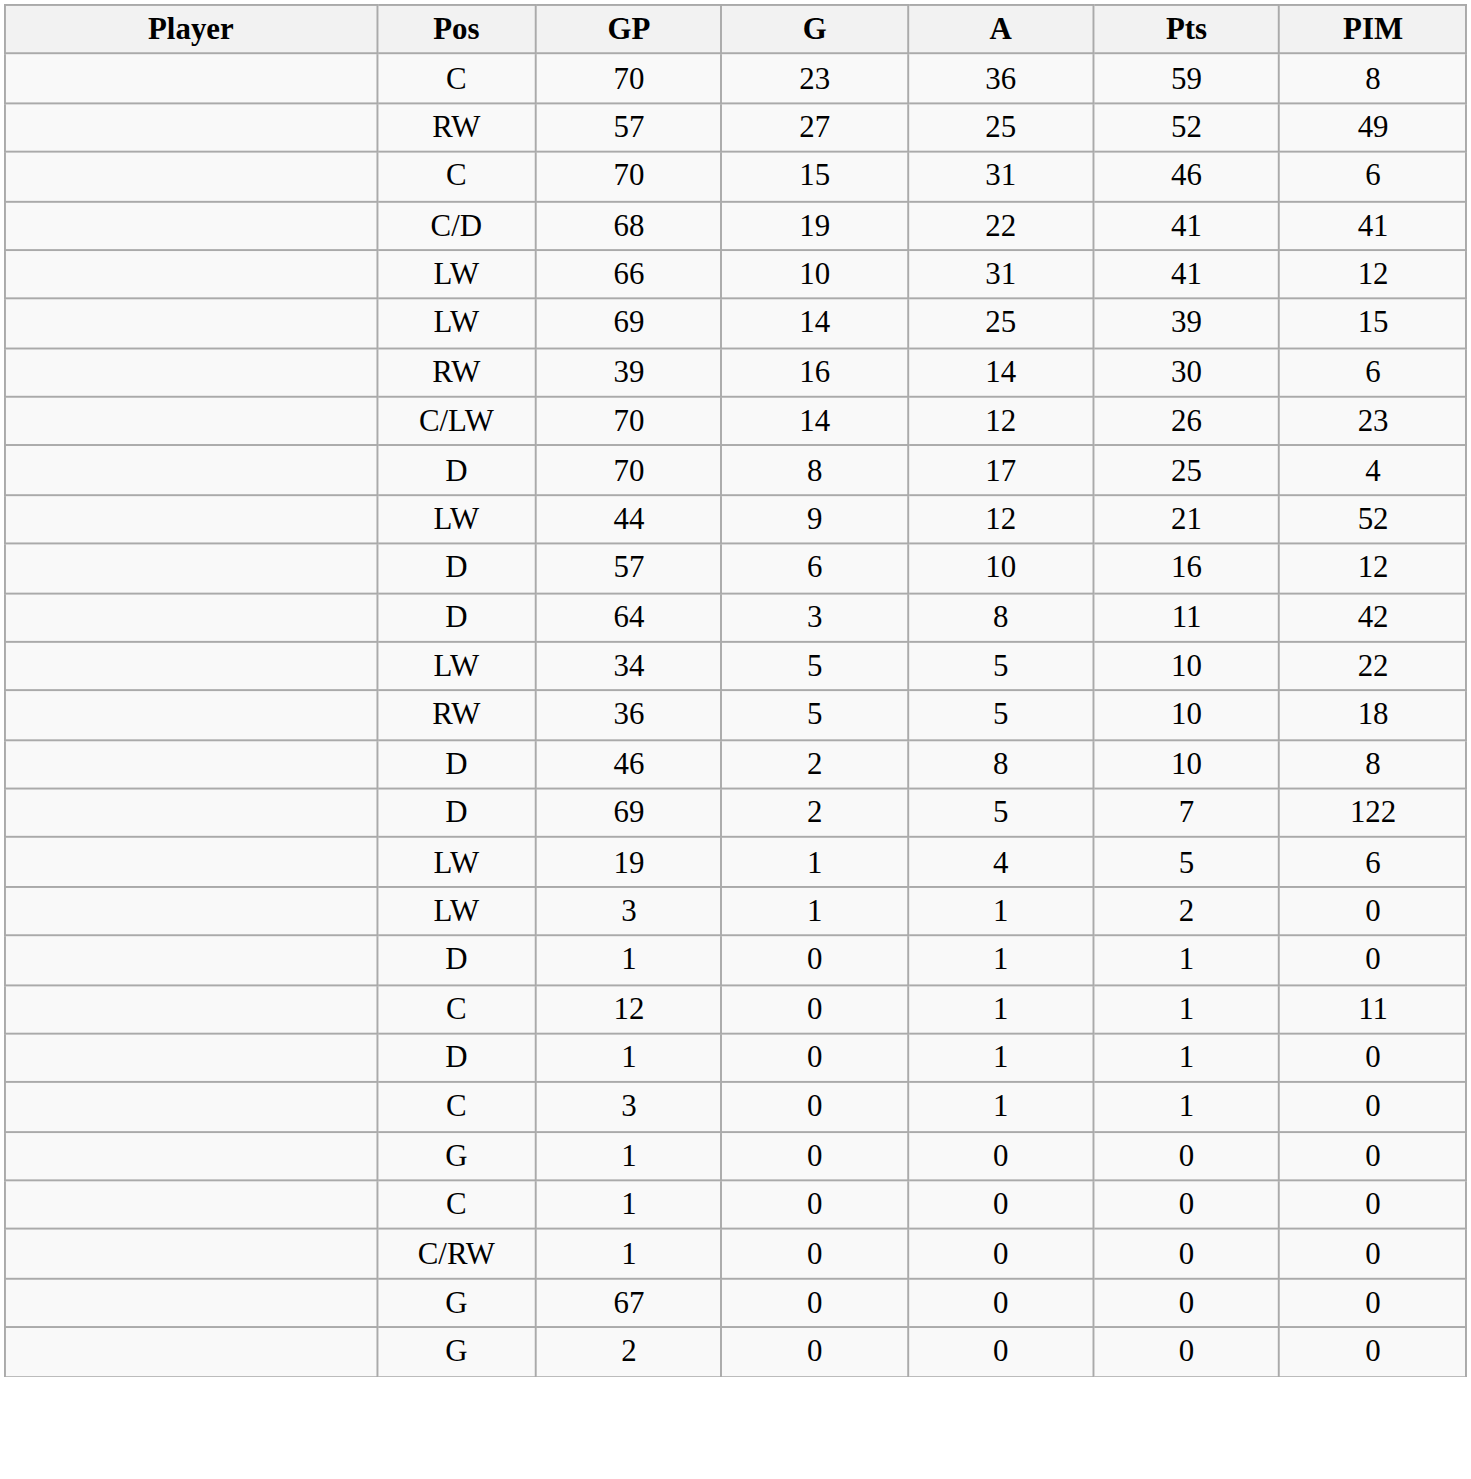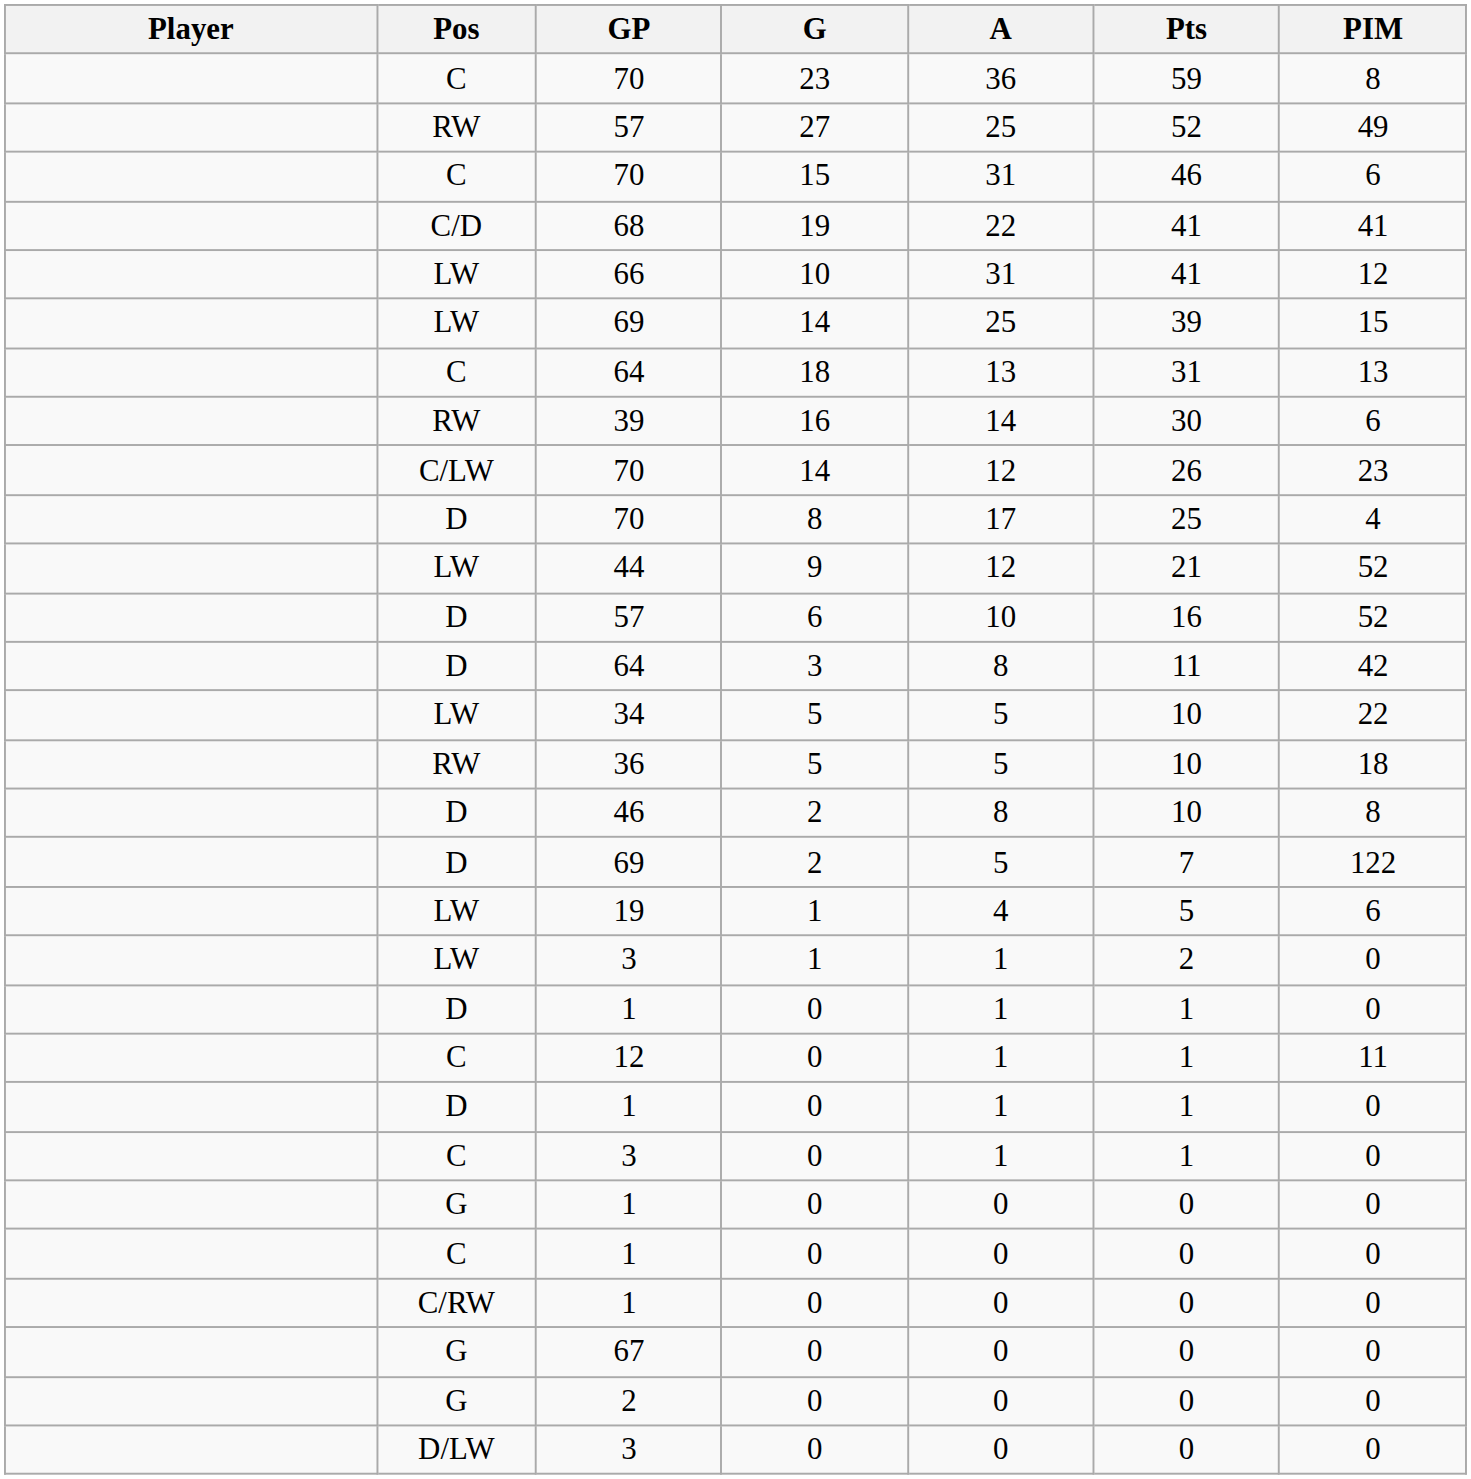+ row: (456, 371)
(1373, 567) 12 -> (1373, 616) 52
+ row: (456, 1449)
